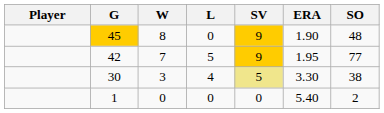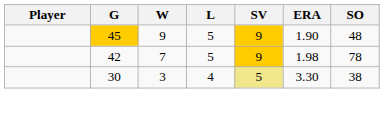(162, 35) 8 -> (162, 35) 9
(211, 35) 0 -> (211, 35) 5
(307, 56) 1.95 -> (307, 56) 1.98
(355, 56) 77 -> (355, 56) 78
- row: (114, 98)
